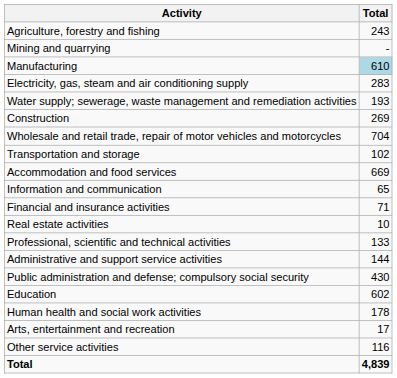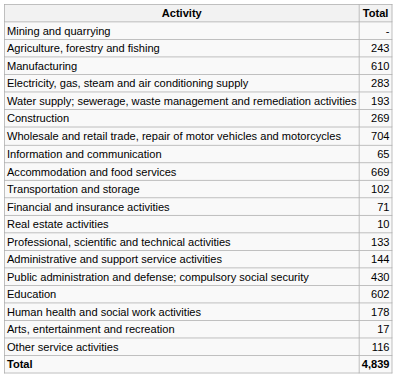rows swapped: (83, 31) <-> (59, 48)
(380, 66) lightblue background -> (380, 66) no background
rows swapped: (73, 154) <-> (84, 189)
